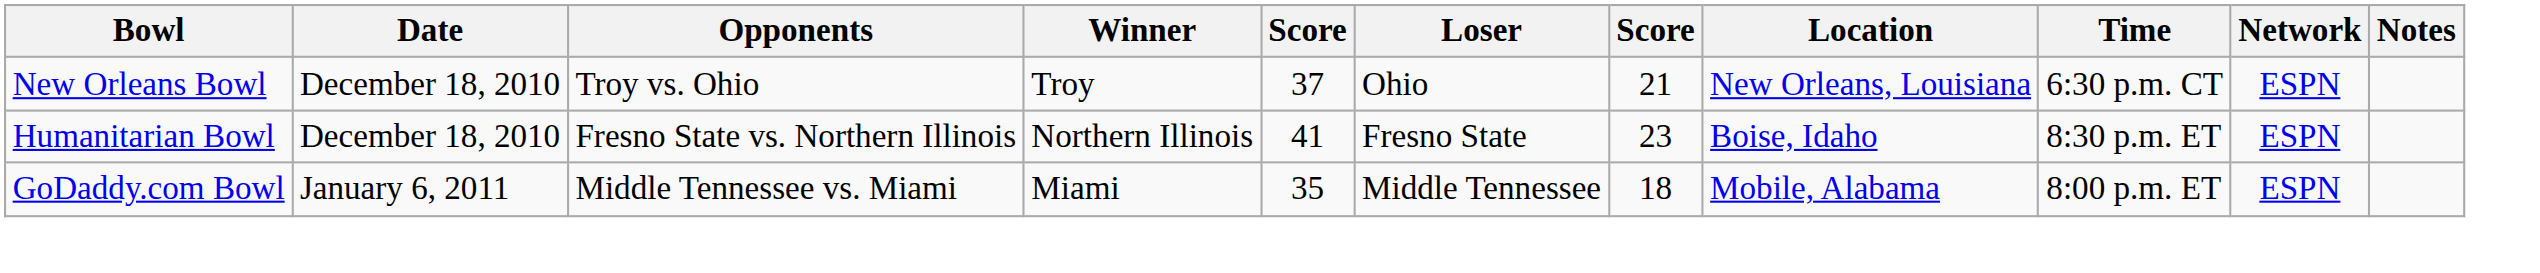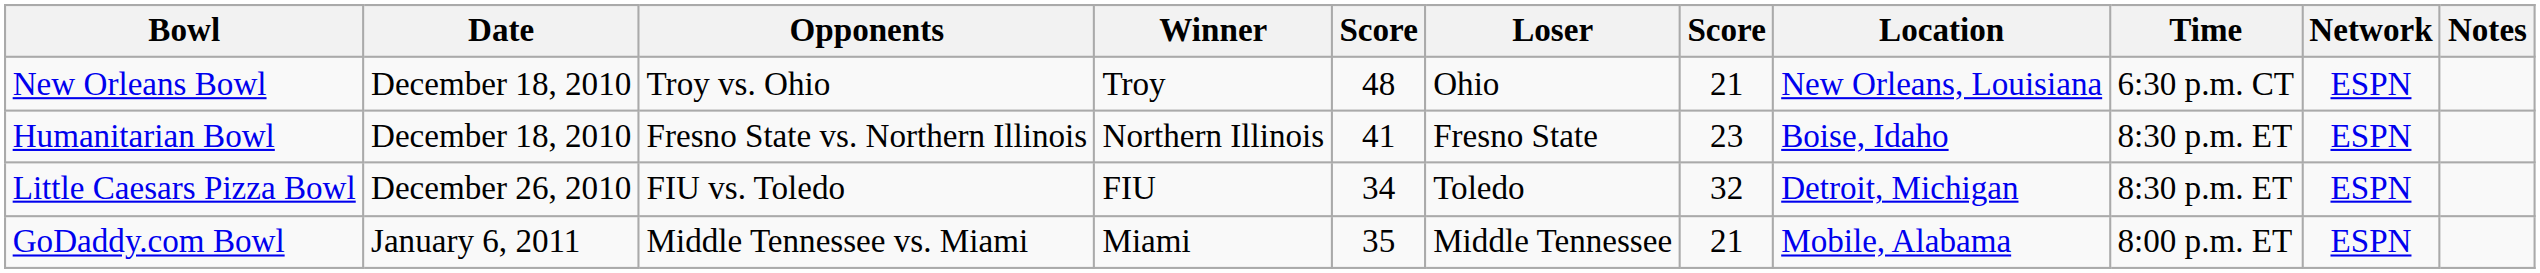(1308, 83) 37 -> (1379, 83) 48
+ row: (184, 188)
(1656, 188) 18 -> (1727, 240) 21
